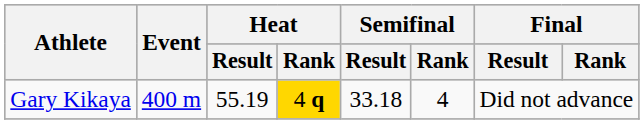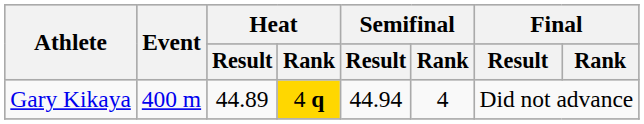(242, 99) 55.19 -> (242, 99) 44.89
(376, 99) 33.18 -> (376, 99) 44.94
